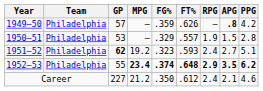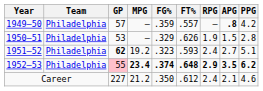(188, 25) .626 -> (188, 25) .557
(188, 39) .557 -> (188, 39) .626
(121, 66) no background -> (121, 66) pink background
